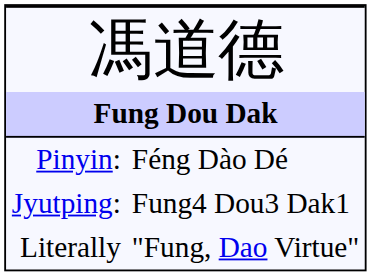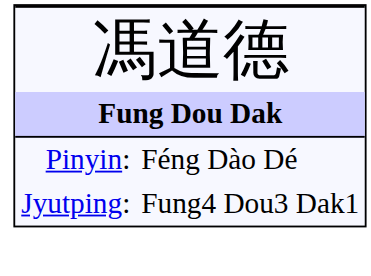- row: (70, 247)
